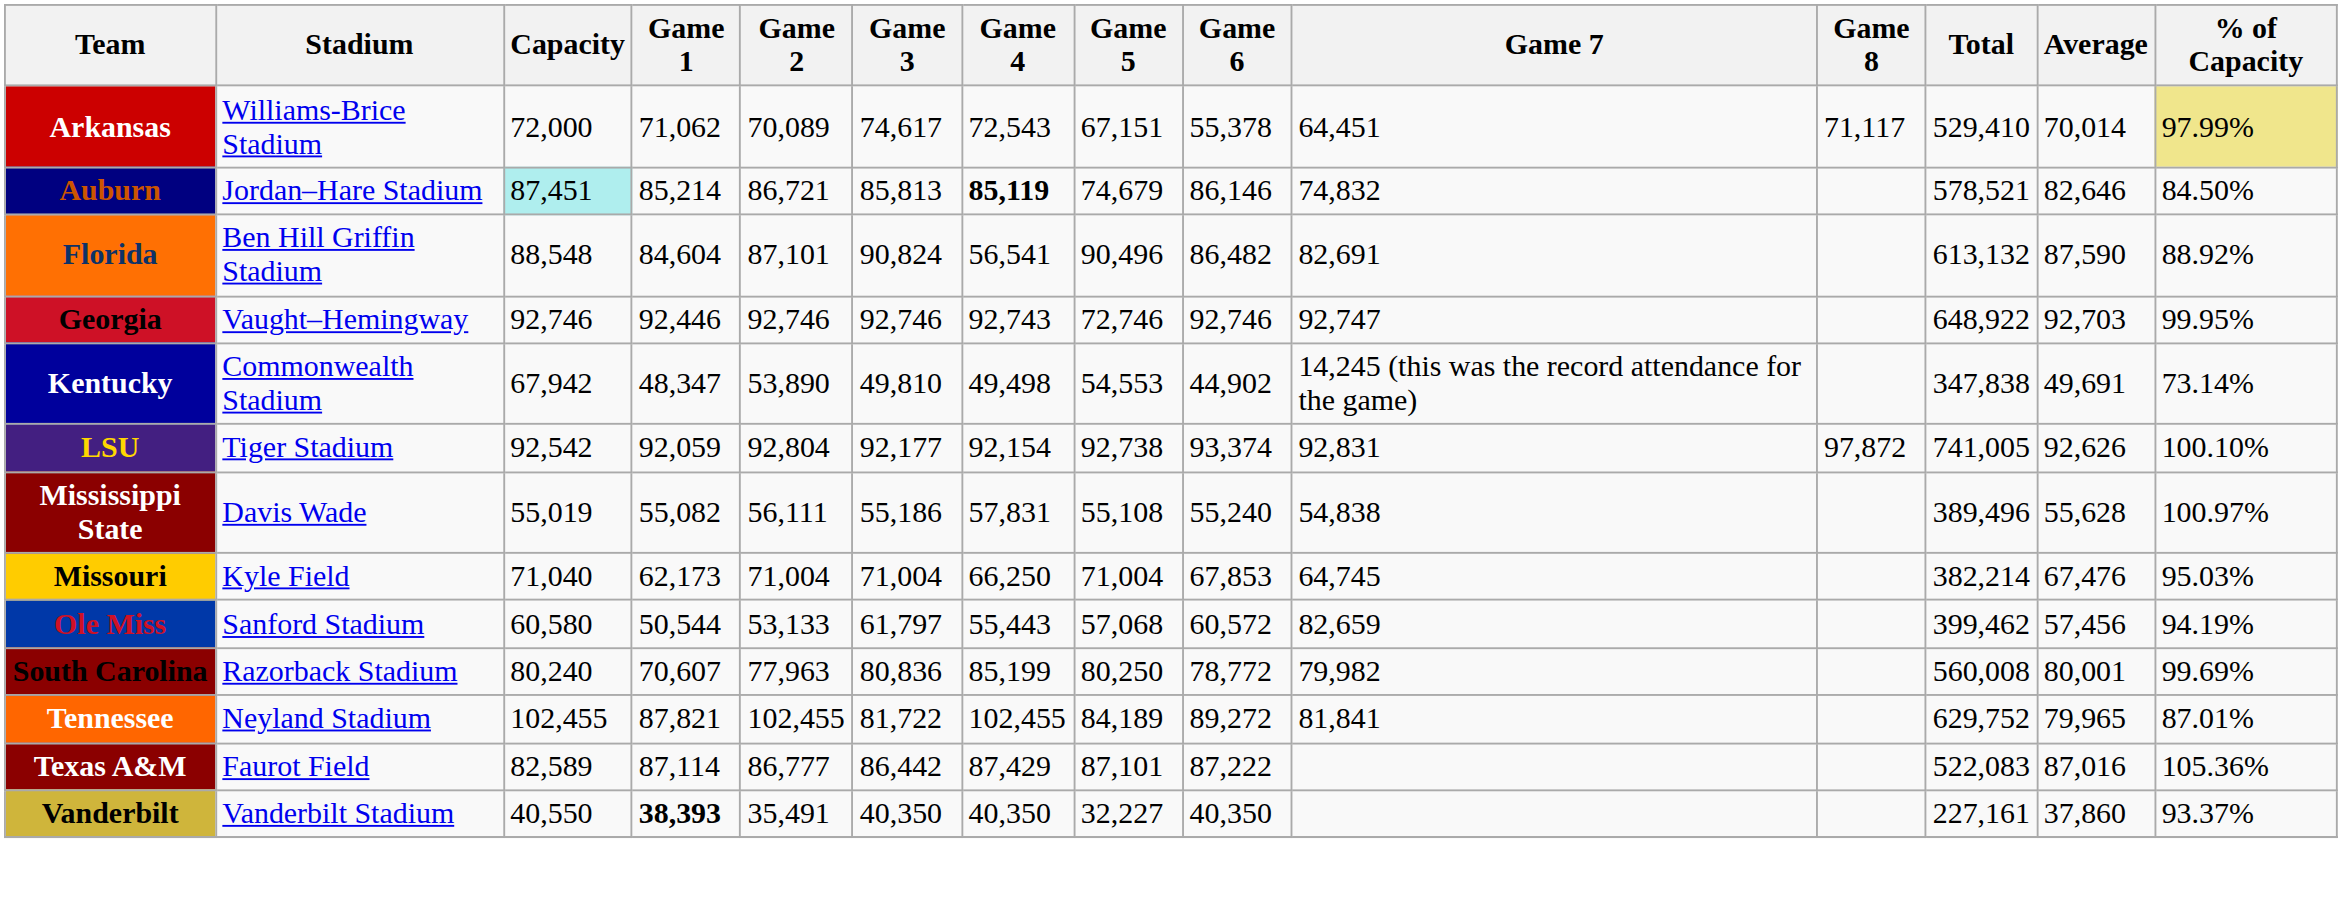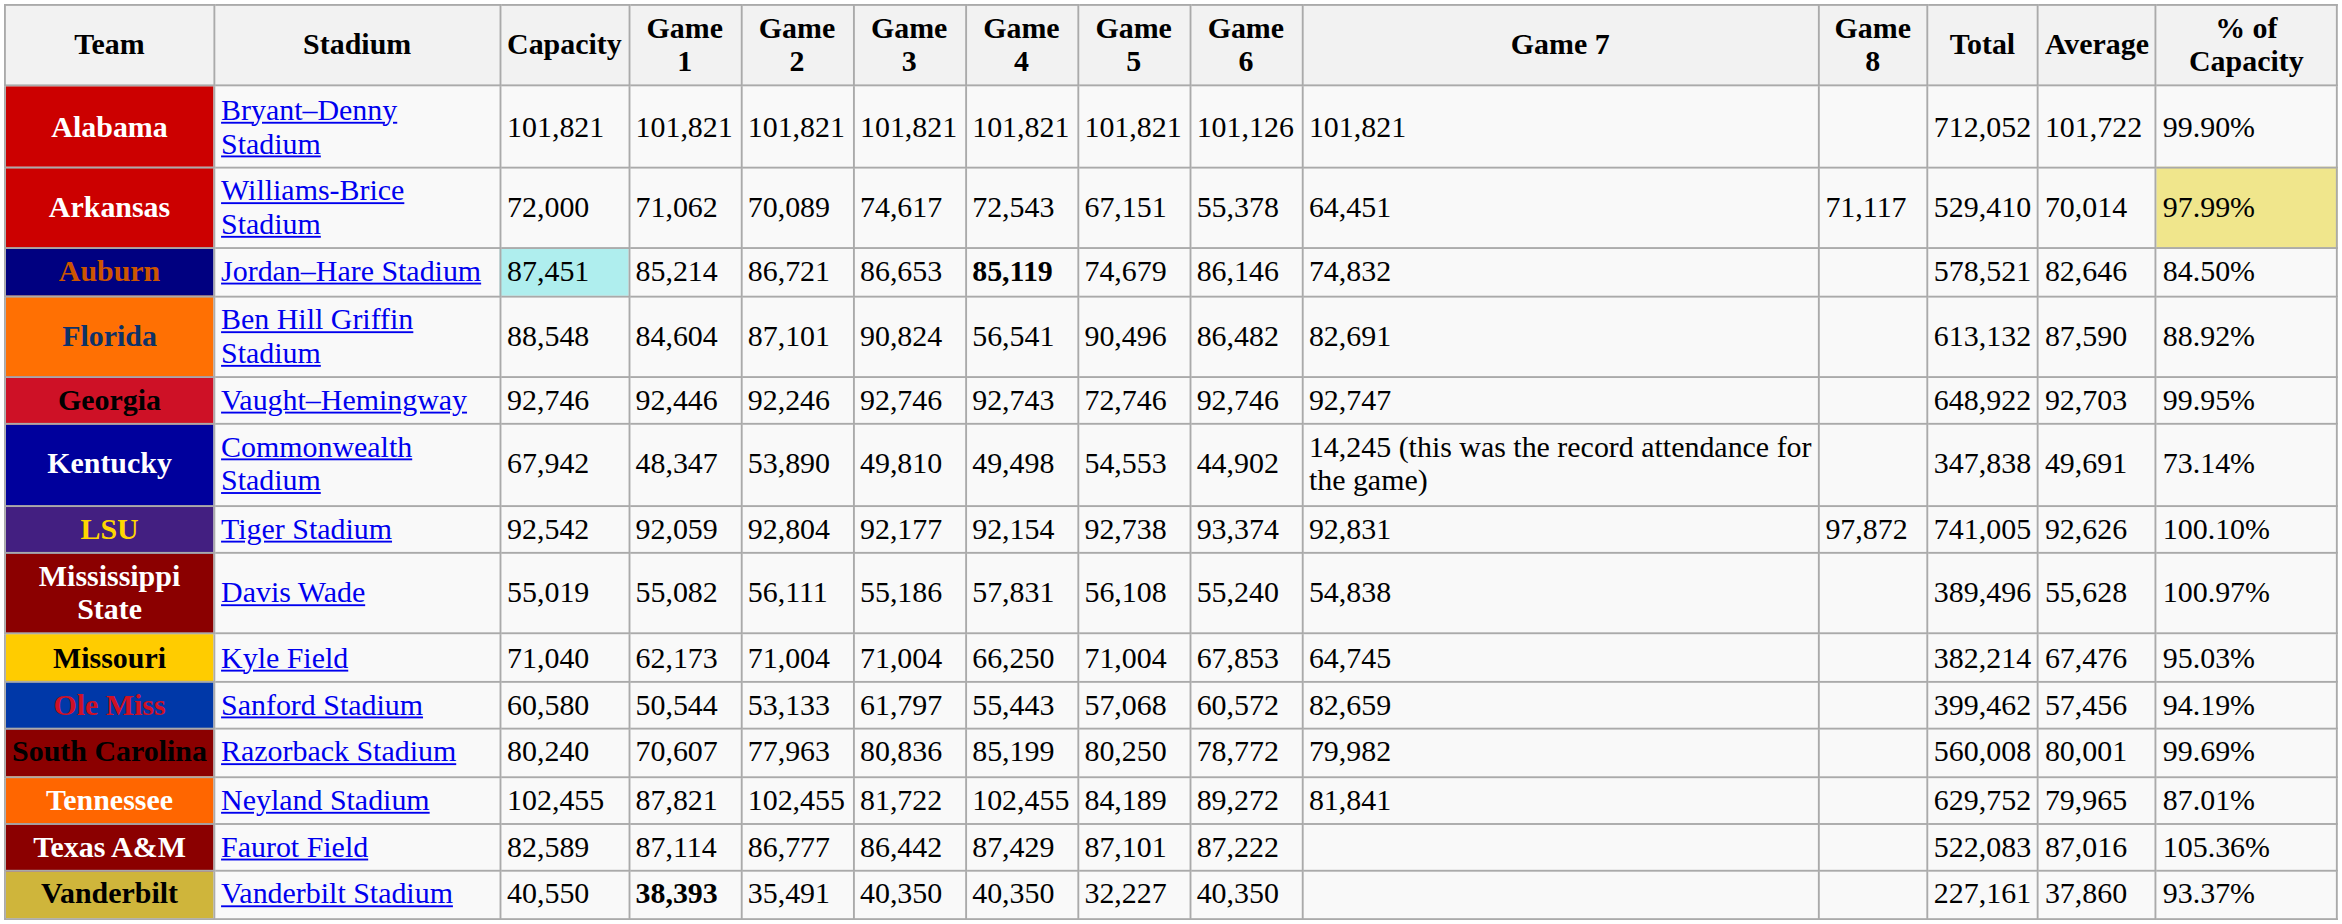+ row: (110, 126)
(901, 190) 85,813 -> (901, 271) 86,653
(789, 319) 92,746 -> (789, 400) 92,246
(1122, 511) 55,108 -> (1126, 592) 56,108
